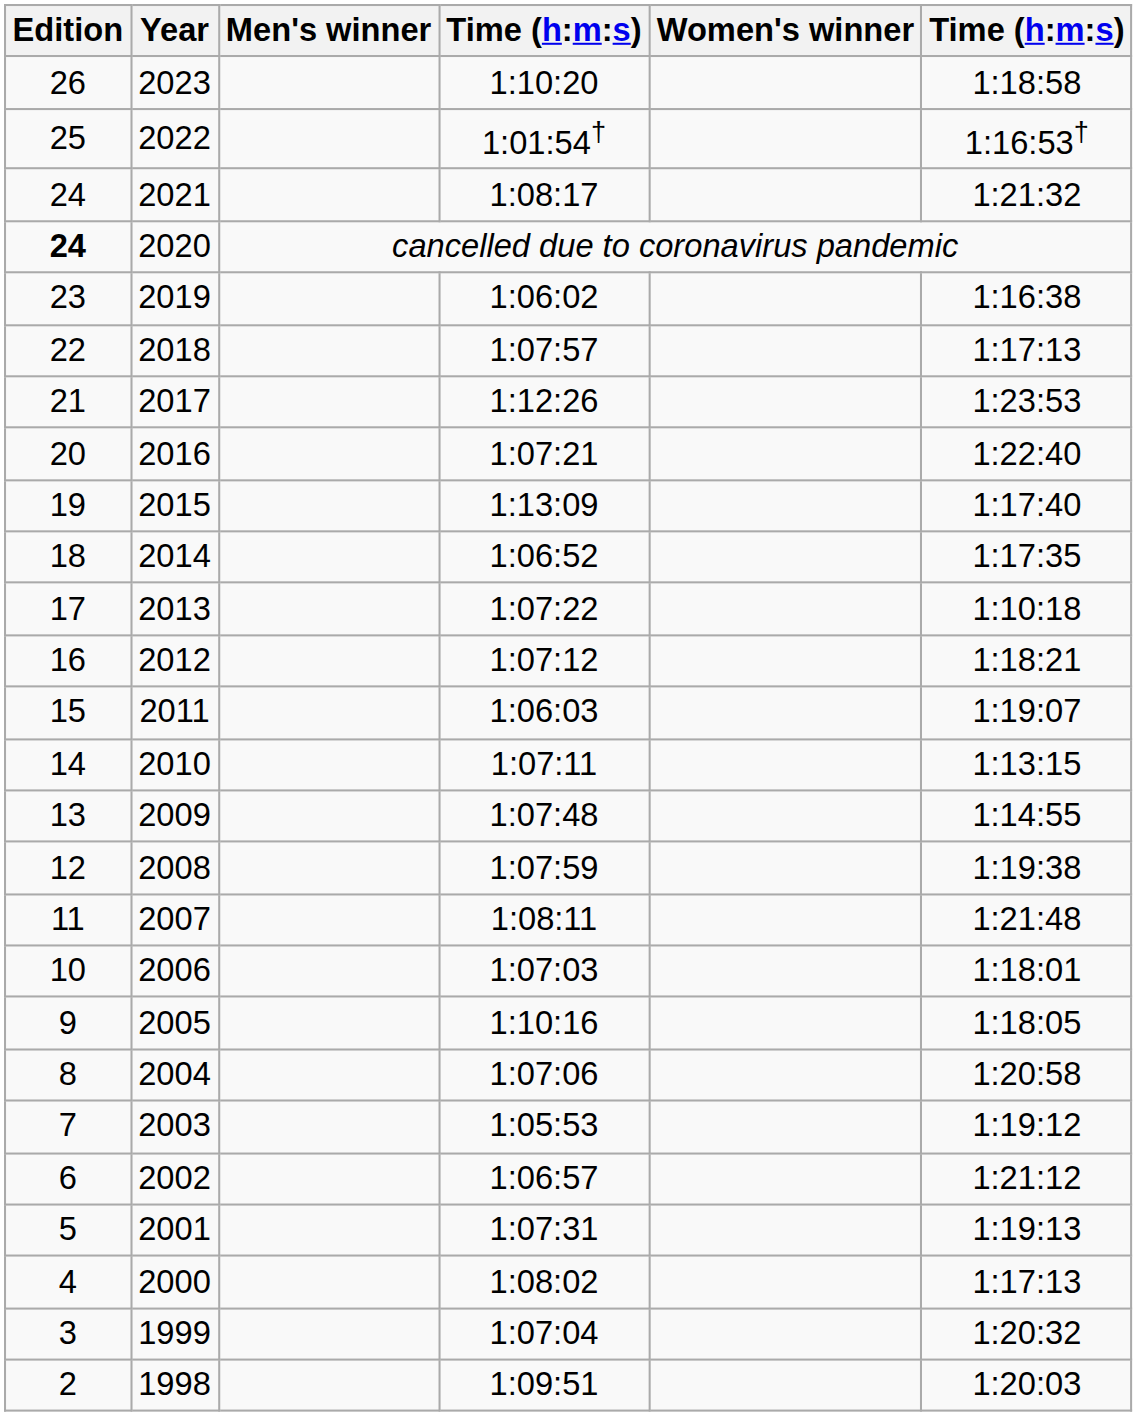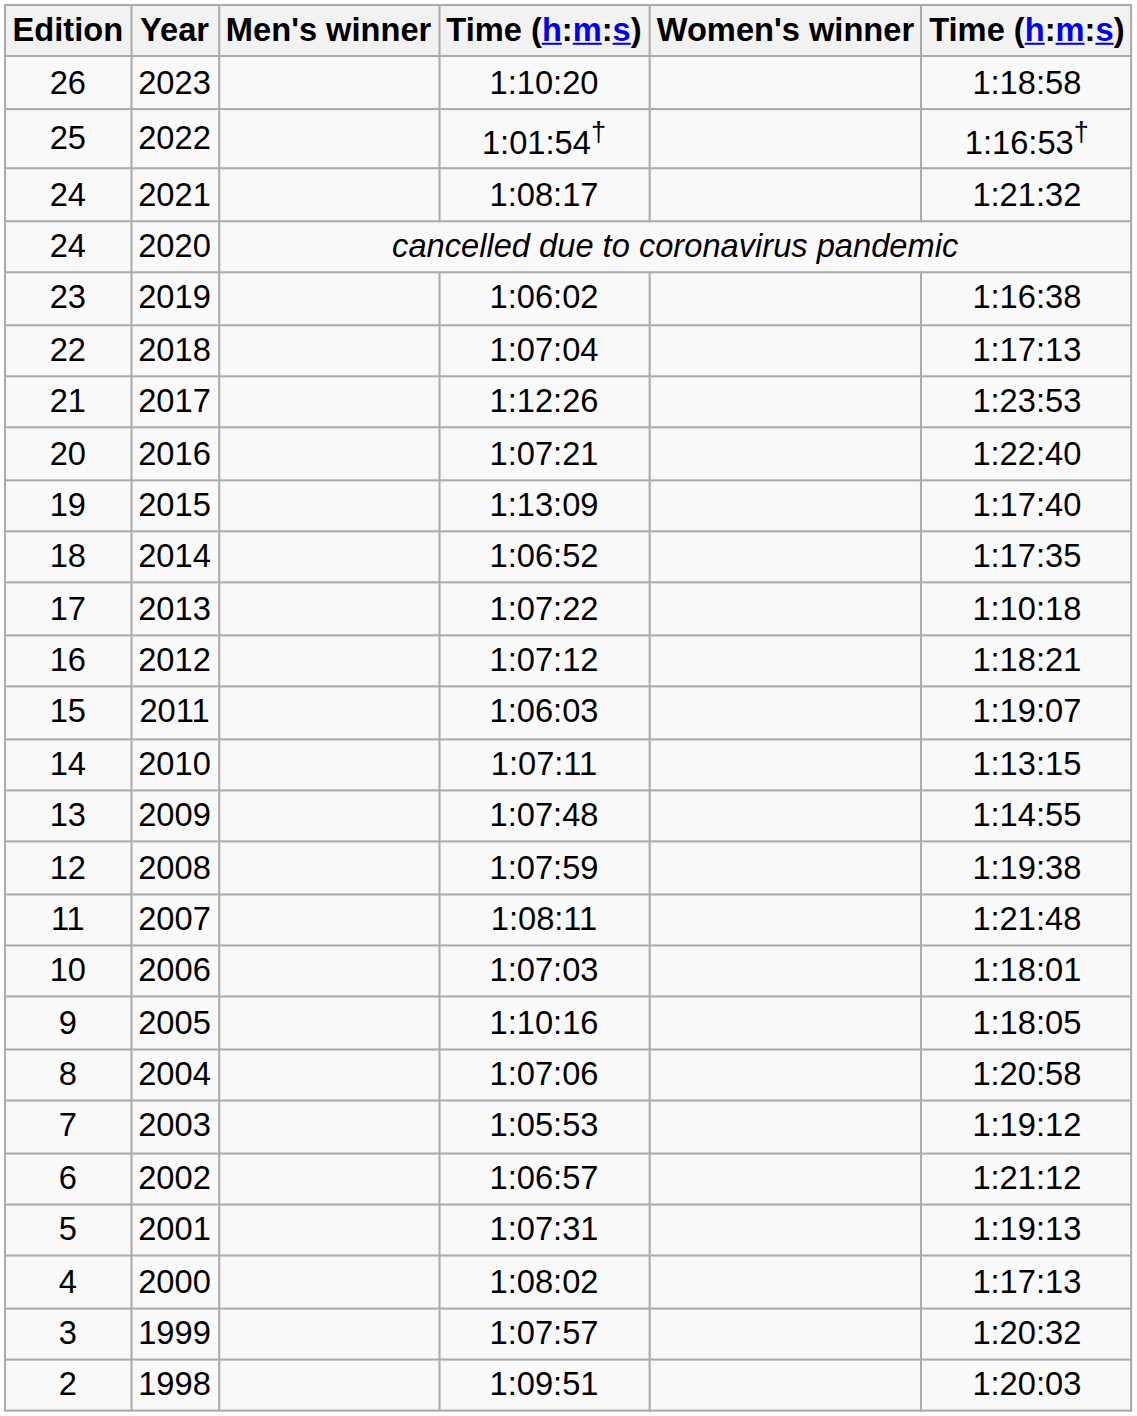(68, 246) bold -> (68, 246) normal
(544, 349) 1:07:57 -> (544, 349) 1:07:04
(544, 1333) 1:07:04 -> (544, 1333) 1:07:57
